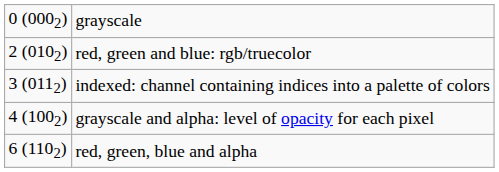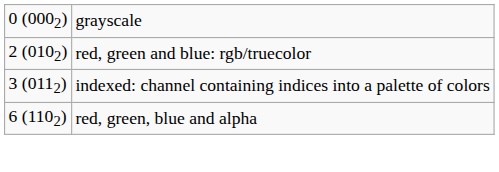- row: (255, 118)
